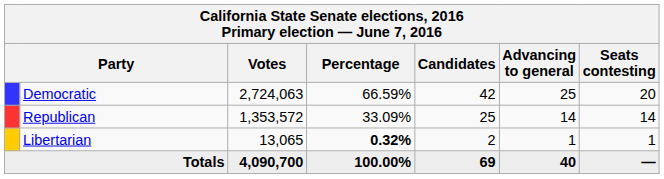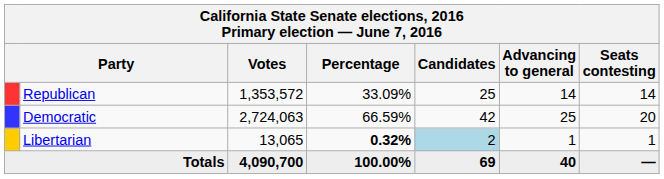rows swapped: (60, 94) <-> (59, 117)
(492, 140) no background -> (492, 140) lightblue background
